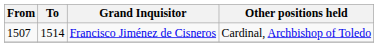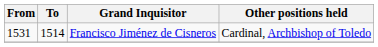(19, 32) 1507 -> (19, 32) 1531
